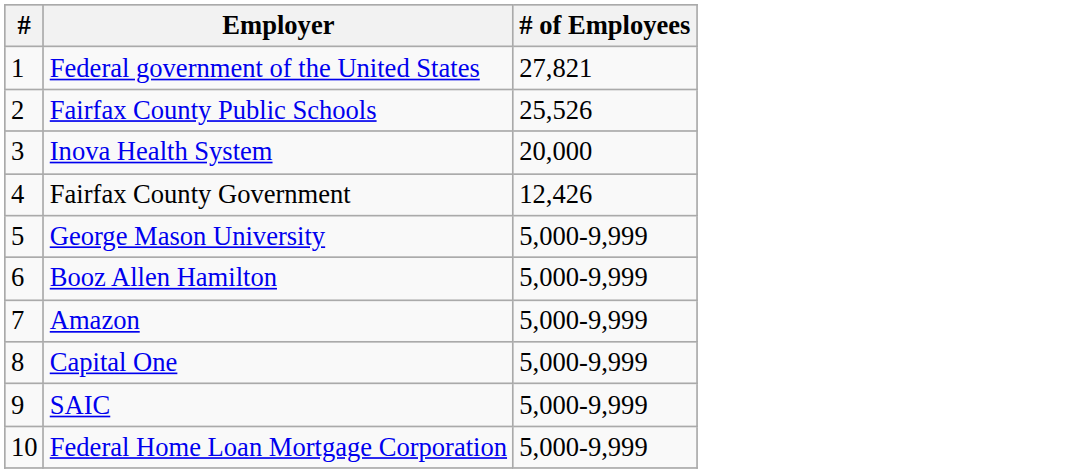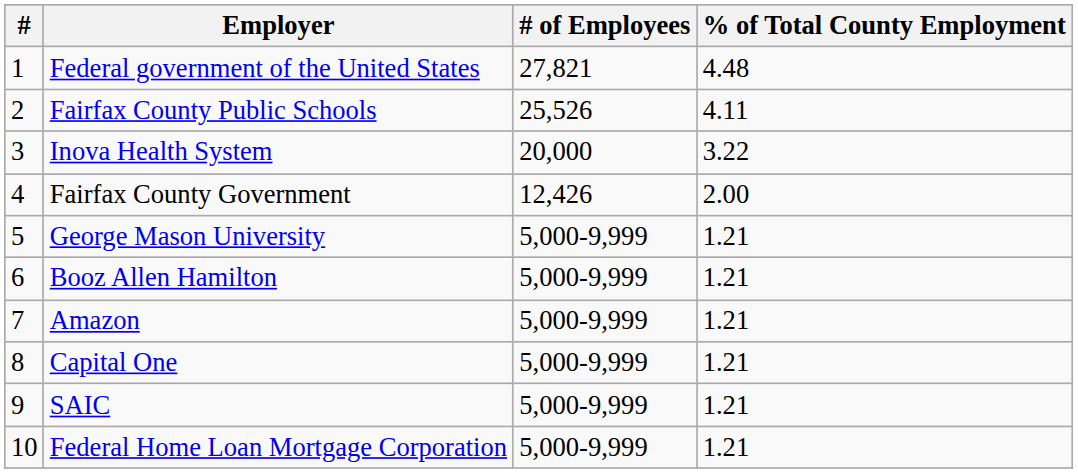+ column: (884, 25)
